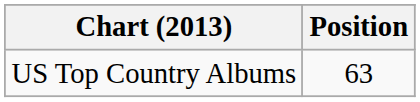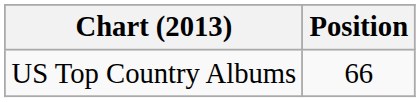(359, 72) 63 -> (359, 72) 66
